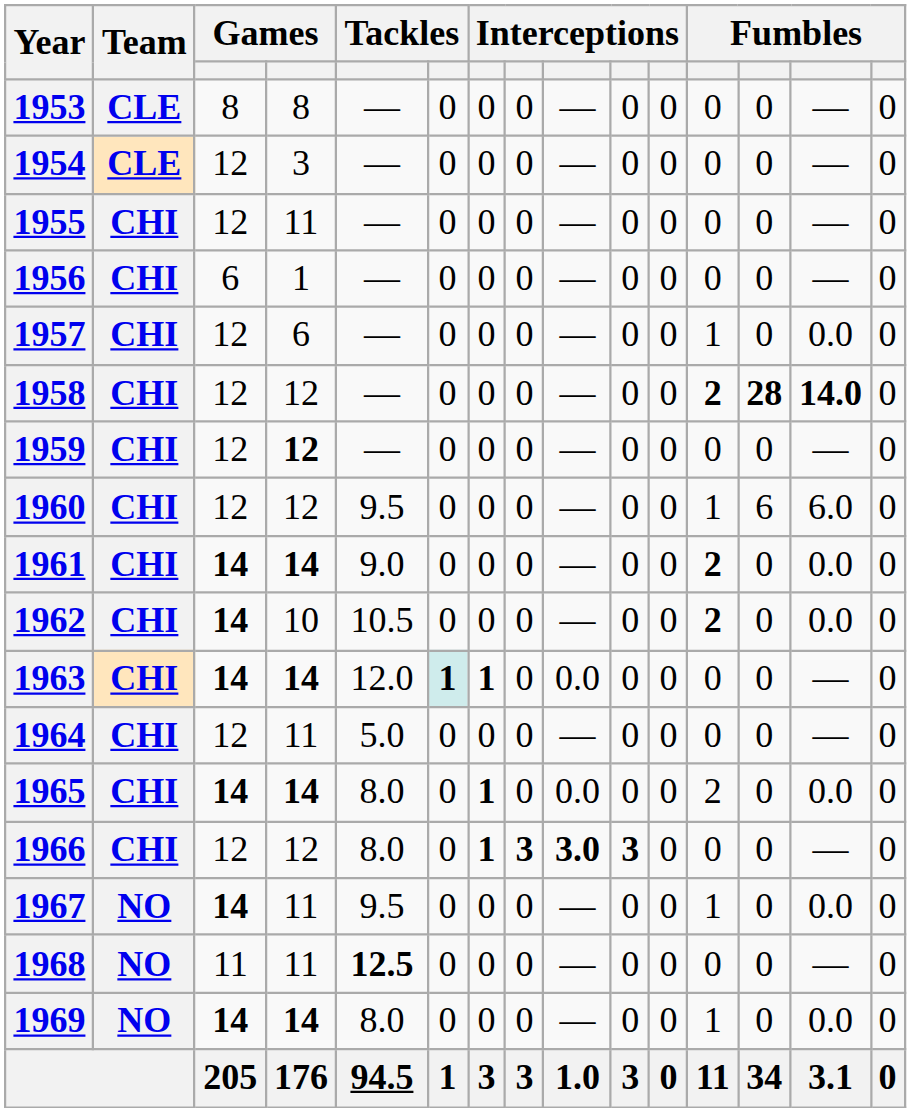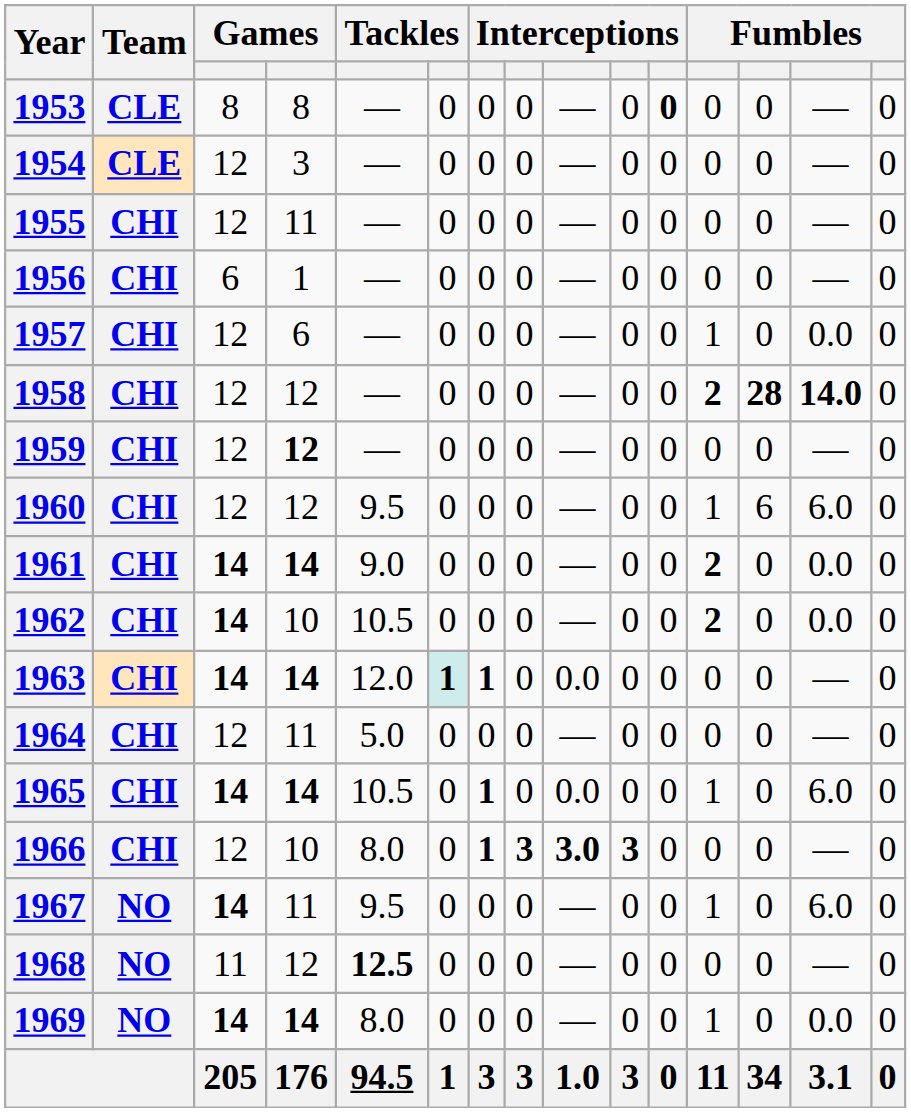(668, 106) normal -> (668, 106) bold
(382, 791) 8.0 -> (382, 791) 10.5
(713, 791) 2 -> (713, 791) 1
(830, 791) 0.0 -> (830, 791) 6.0
(301, 848) 12 -> (301, 848) 10
(830, 906) 0.0 -> (830, 906) 6.0
(301, 963) 11 -> (301, 963) 12
